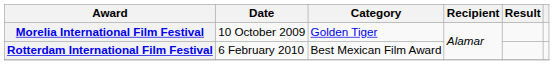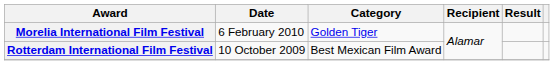(262, 32) 10 October 2009 -> (261, 32) 6 February 2010
(261, 50) 6 February 2010 -> (262, 50) 10 October 2009
